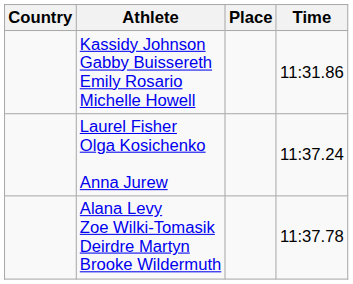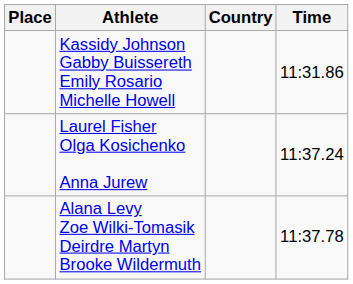columns swapped: (251, 17) <-> (40, 17)
